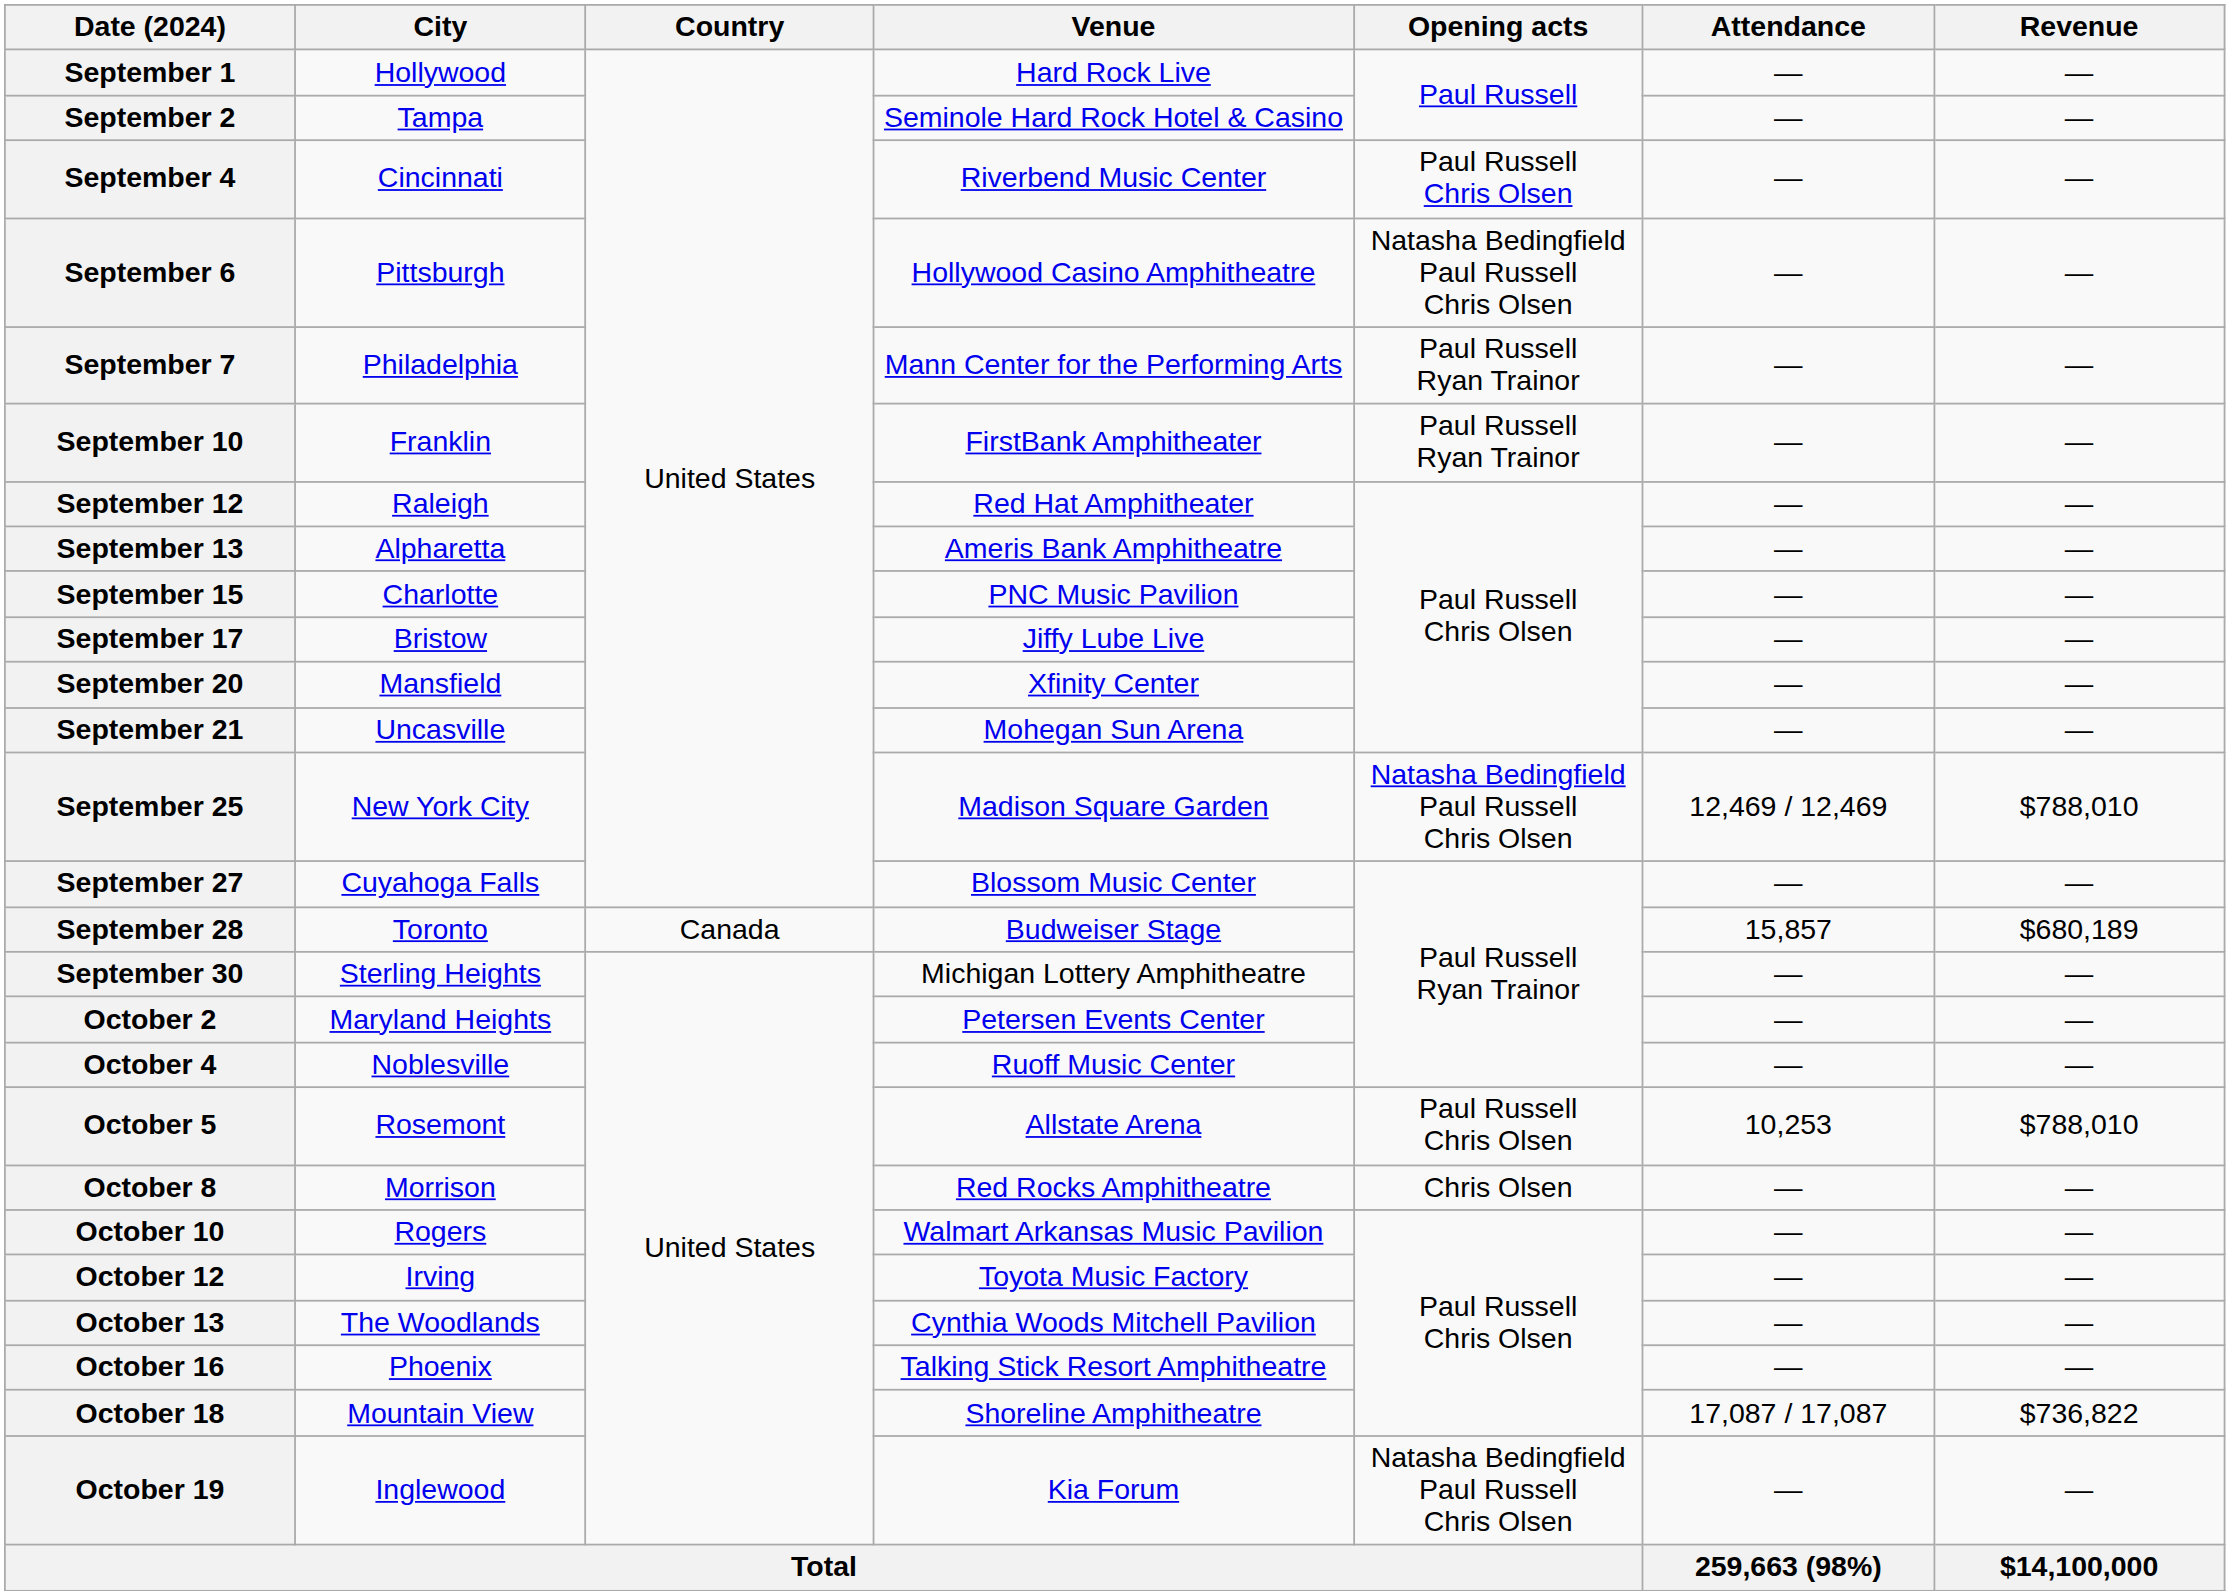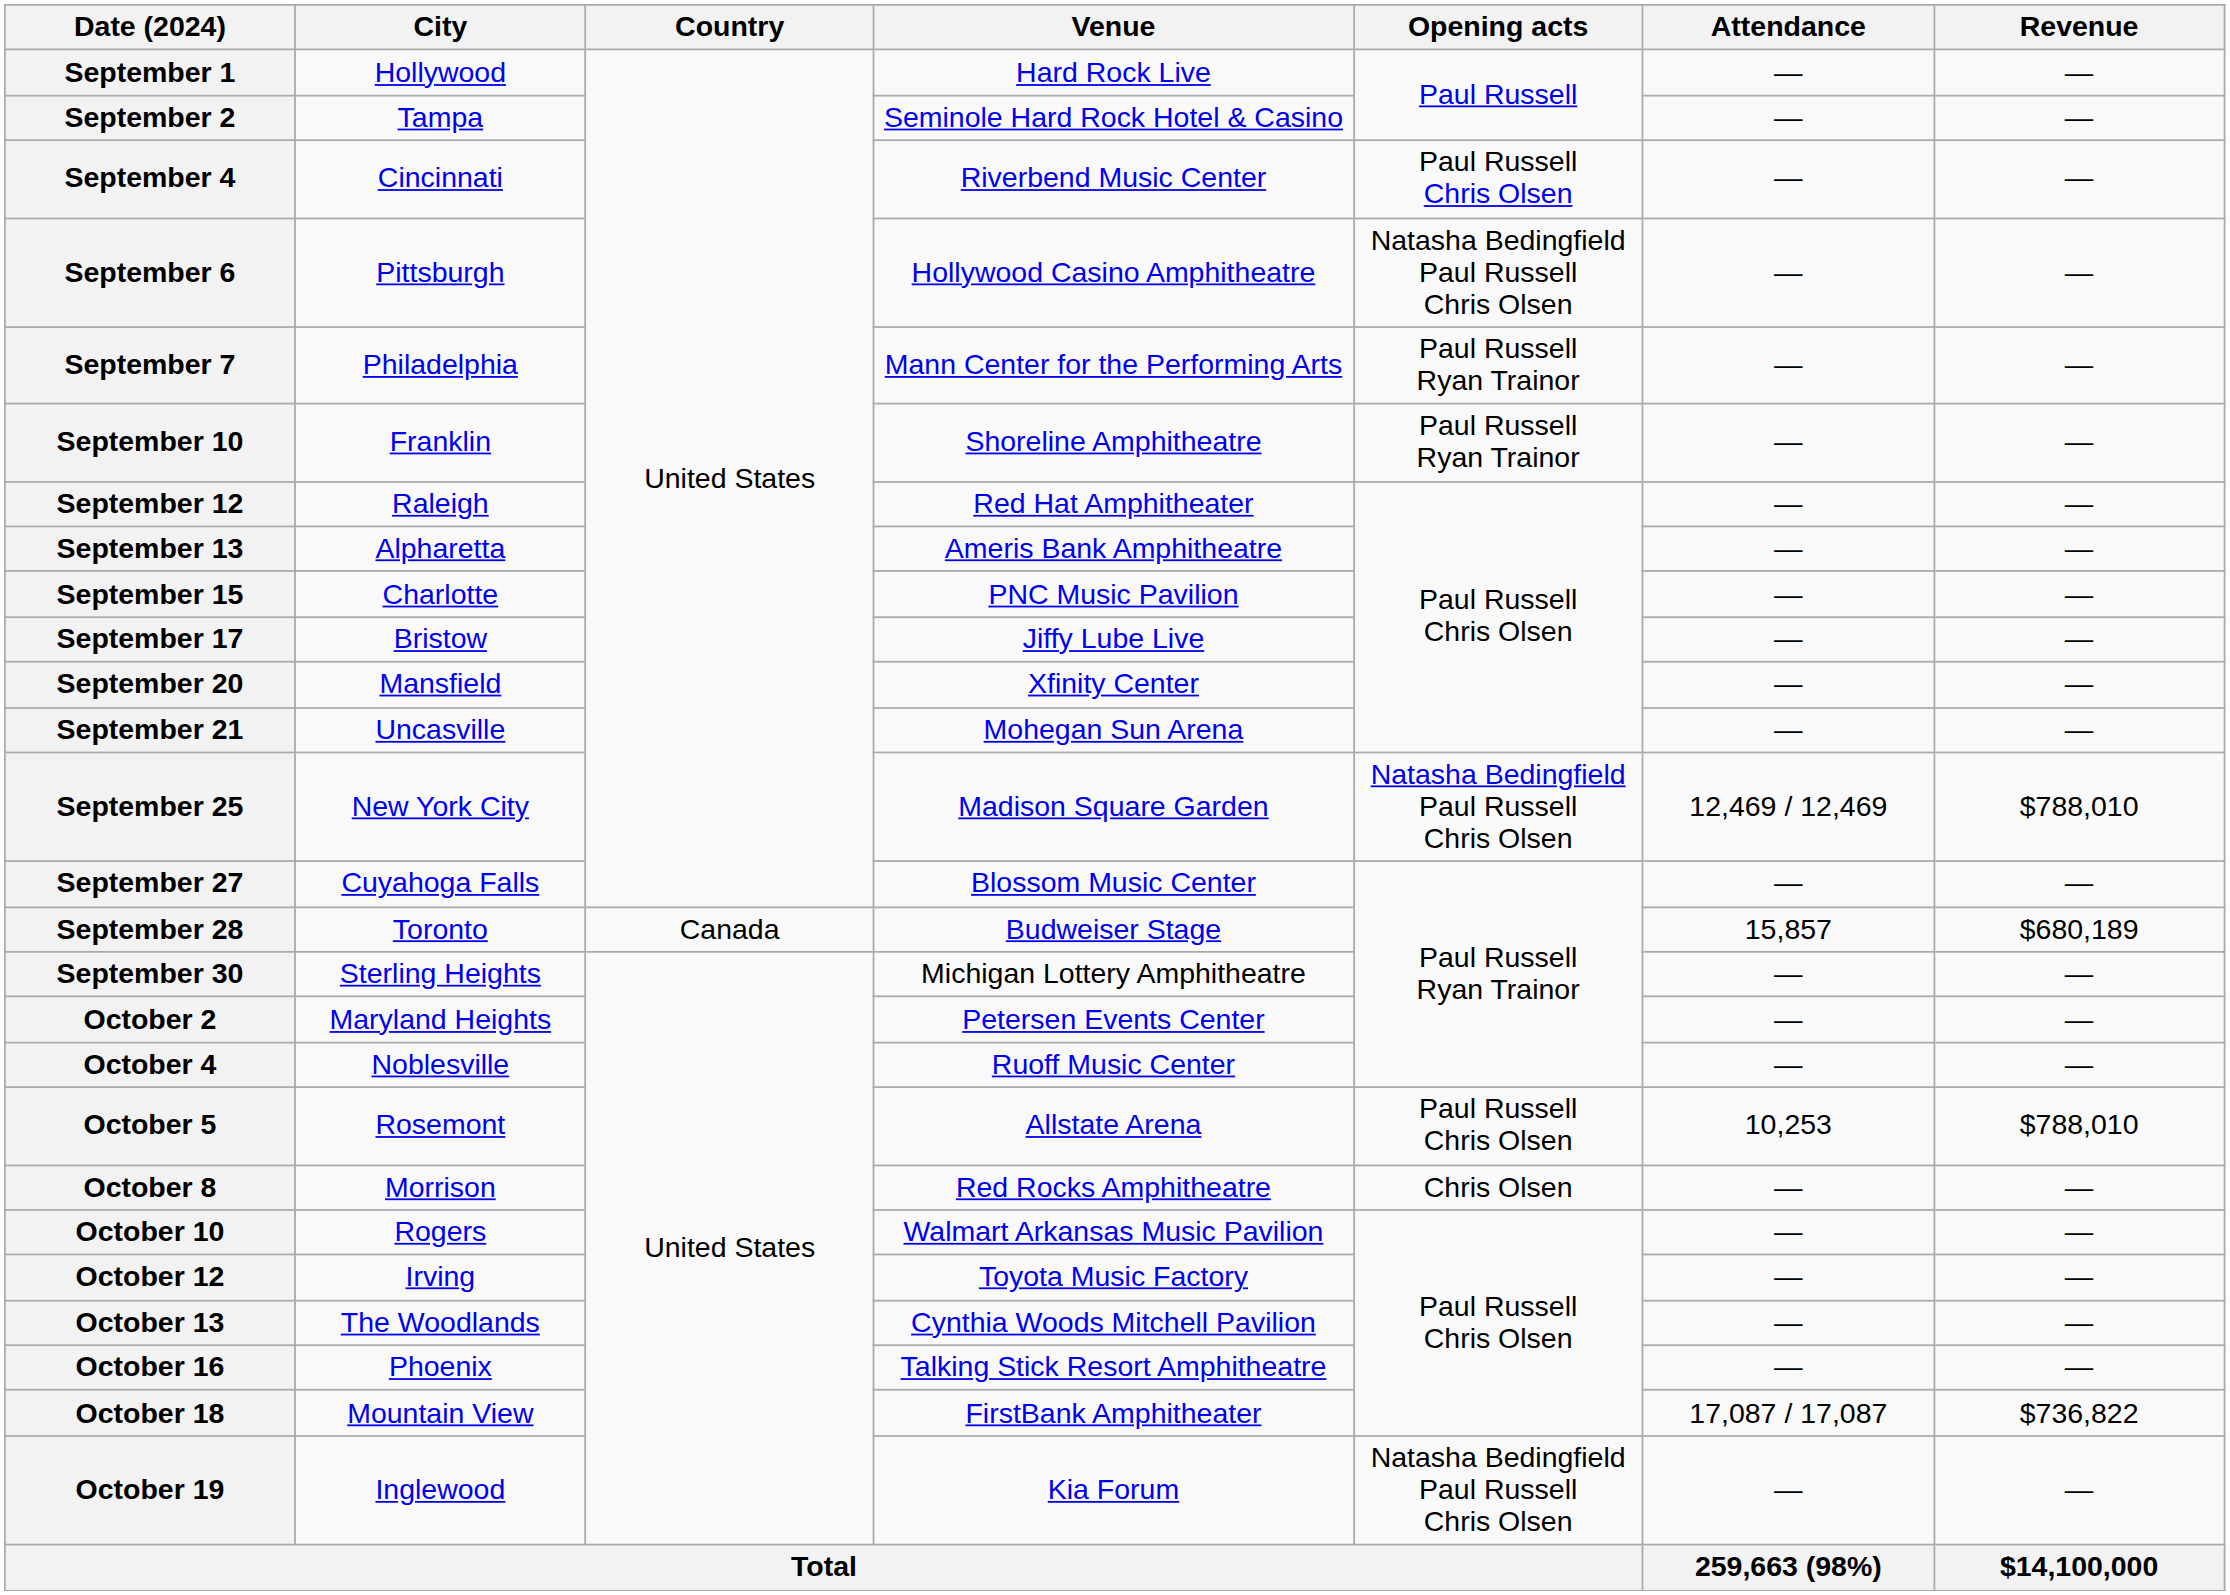(1113, 442) FirstBank Amphitheater -> (1113, 442) Shoreline Amphitheatre
(1113, 1412) Shoreline Amphitheatre -> (1113, 1412) FirstBank Amphitheater
